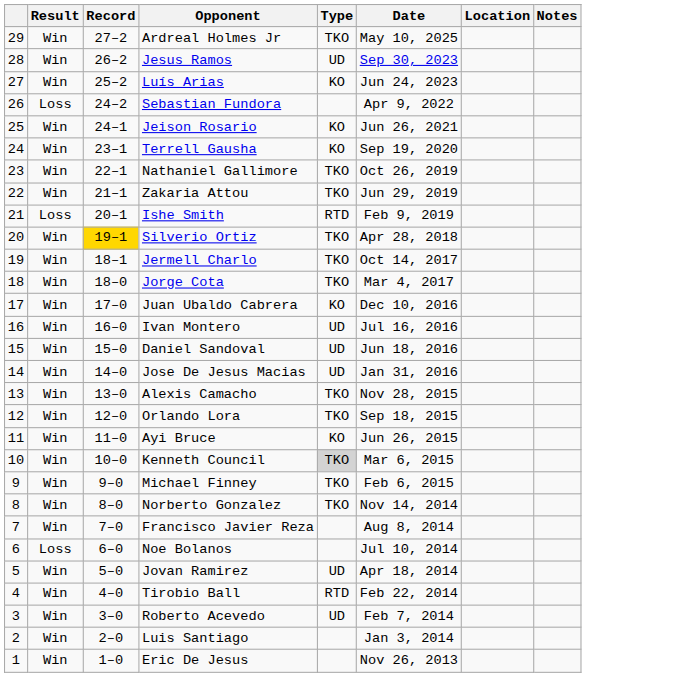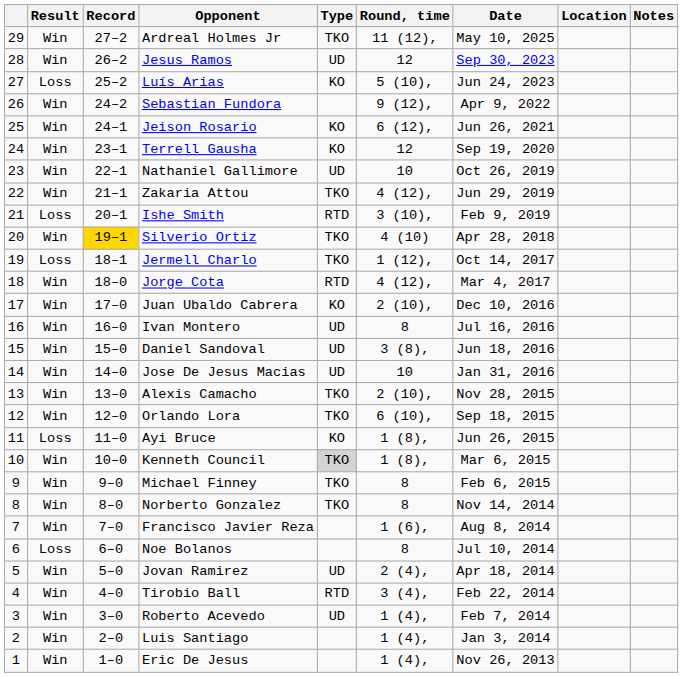+ column: (405, 16)
(55, 82) Win -> (55, 82) Loss
(55, 105) Loss -> (55, 105) Win
(337, 171) TKO -> (337, 171) UD
(55, 260) Win -> (55, 260) Loss
(337, 283) TKO -> (337, 283) RTD
(55, 438) Win -> (55, 438) Loss
